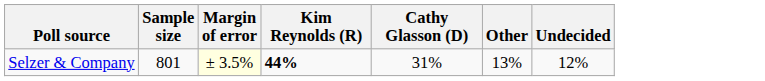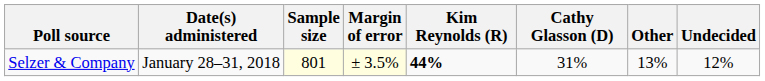+ column: (211, 26)
(168, 62) no background -> (314, 62) lightyellow background
